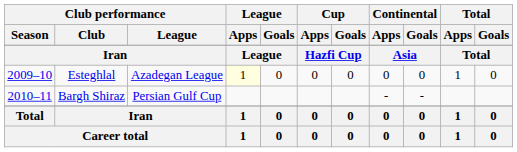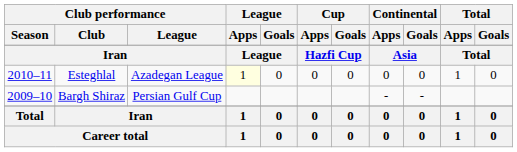(30, 75) 2009–10 -> (30, 75) 2010–11
(30, 95) 2010–11 -> (30, 95) 2009–10
